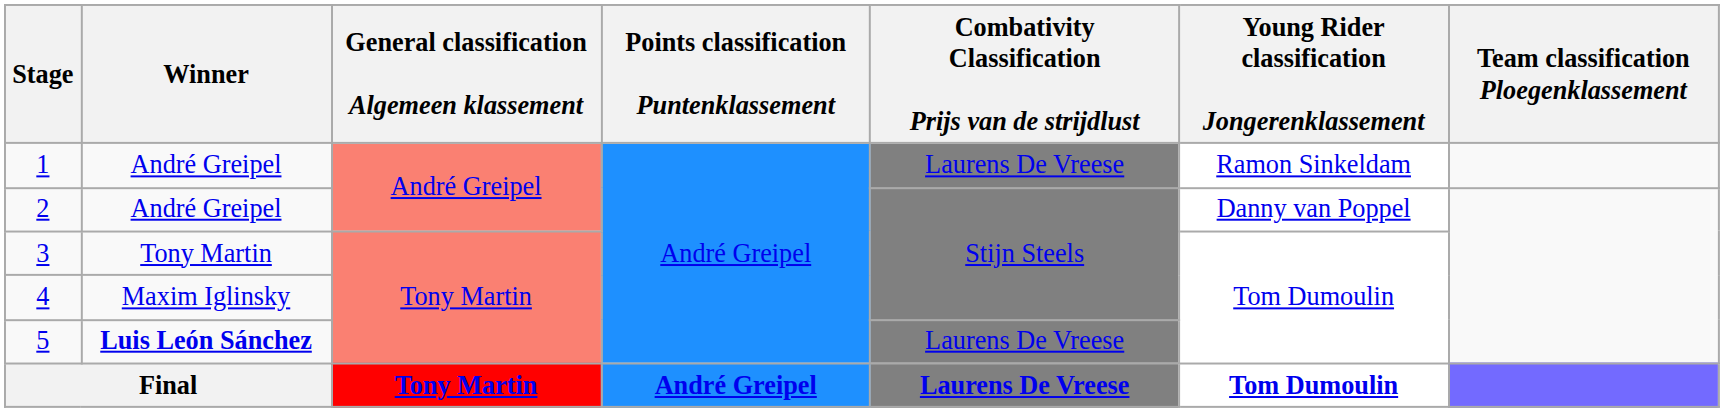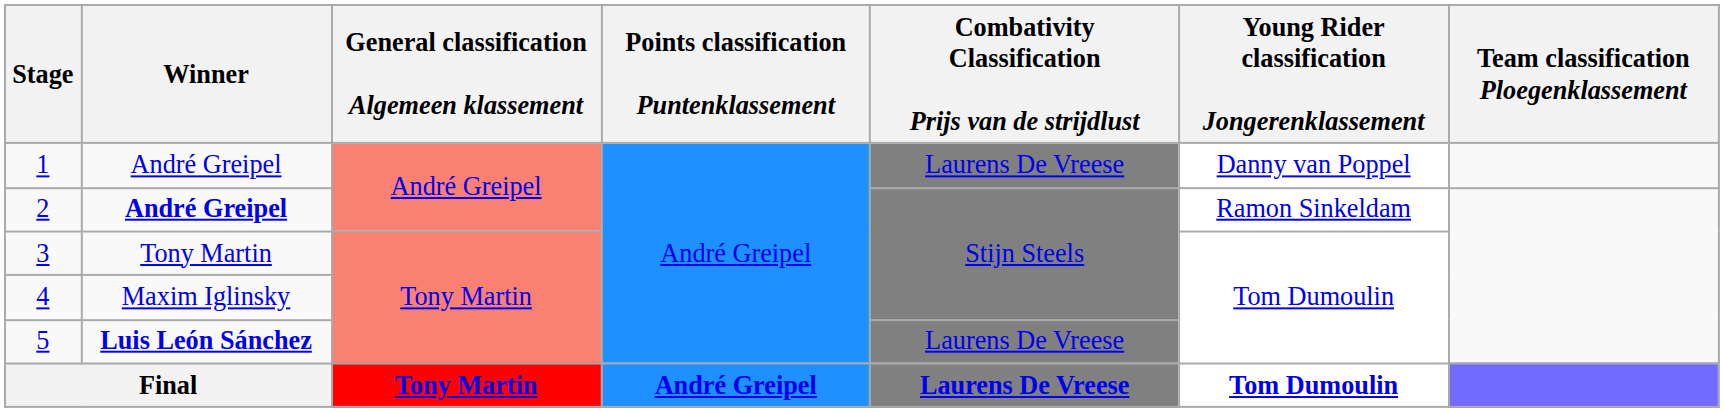(1314, 165) Ramon Sinkeldam -> (1314, 165) Danny van Poppel
(206, 209) normal -> (206, 209) bold
(1314, 209) Danny van Poppel -> (1314, 209) Ramon Sinkeldam
